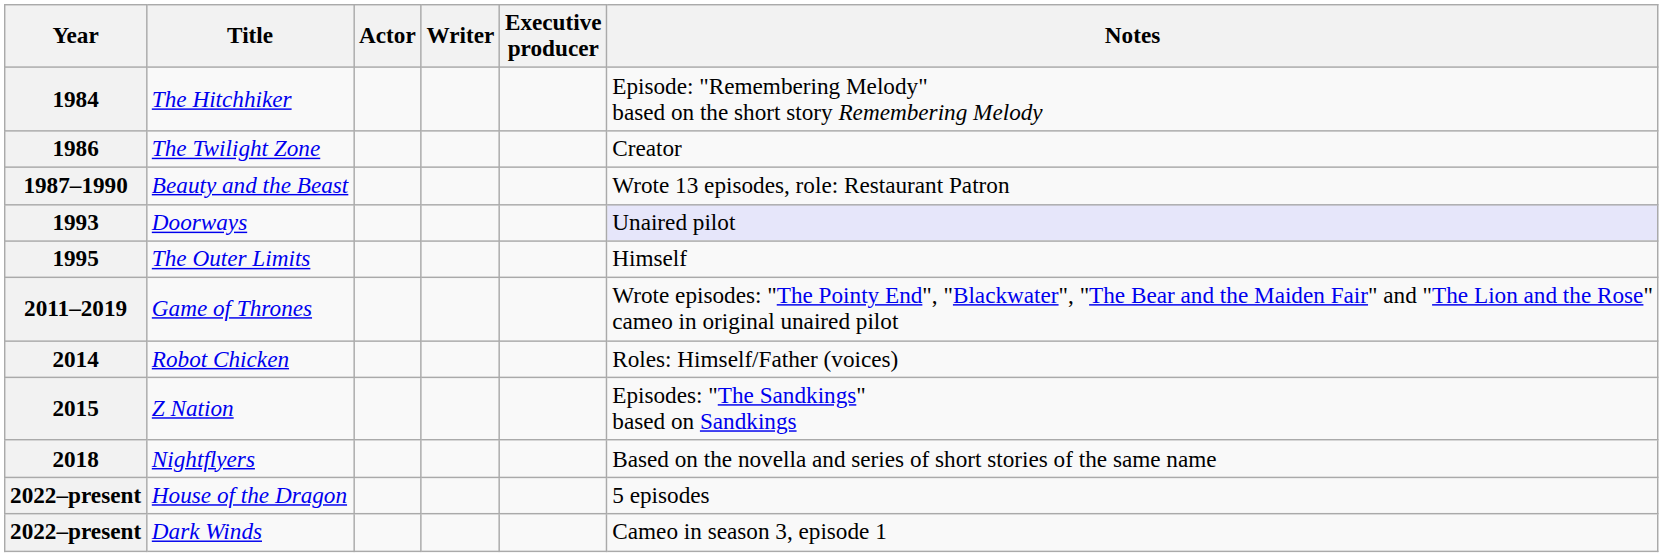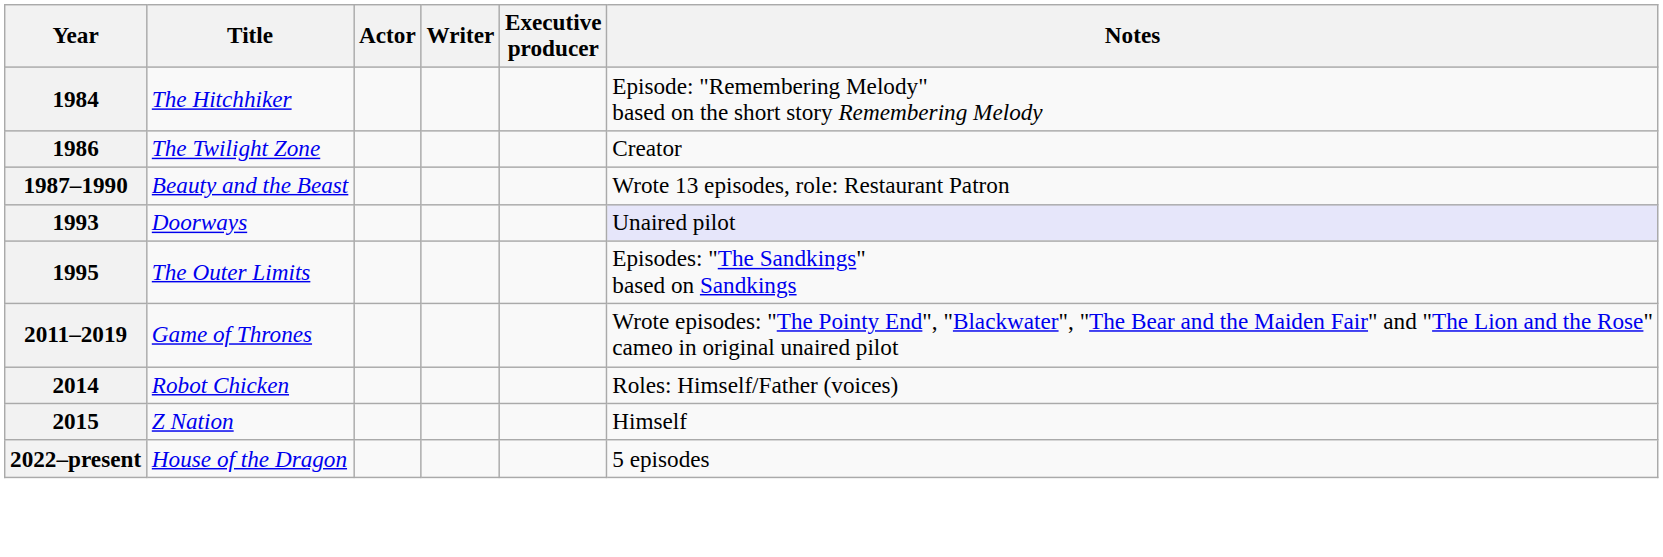(650, 259) Himself -> (739, 272) Episodes: "The Sandkings" based on Sandkings
(739, 408) Episodes: "The Sandkings" based on Sandkings -> (650, 421) Himself
- row: (76, 458)
- row: (76, 532)
